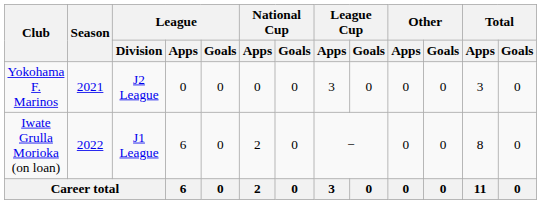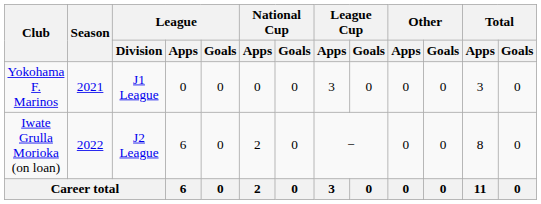(139, 87) J2 League -> (139, 87) J1 League
(139, 145) J1 League -> (139, 145) J2 League
